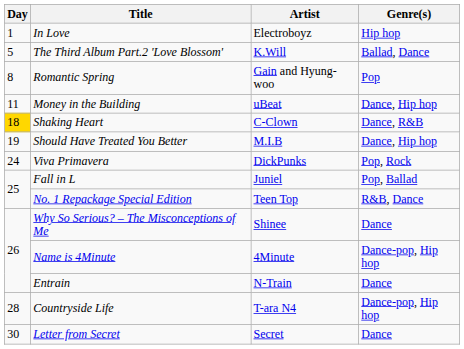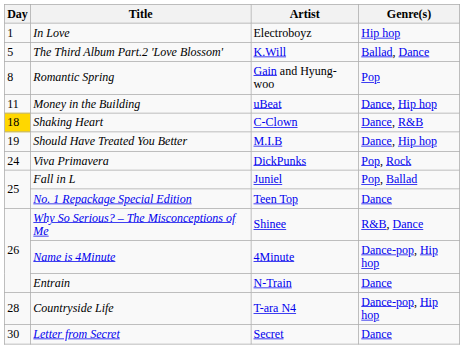(392, 198) R&B, Dance -> (377, 198) Dance
(377, 224) Dance -> (392, 224) R&B, Dance
